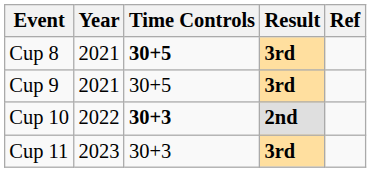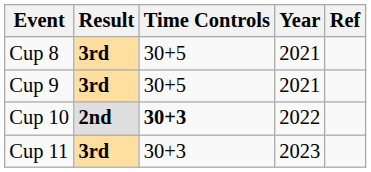columns swapped: (99, 20) <-> (292, 20)
(150, 53) bold -> (165, 53) normal
